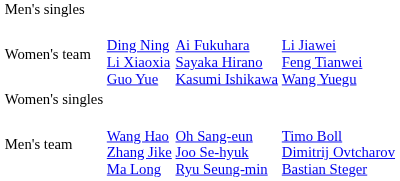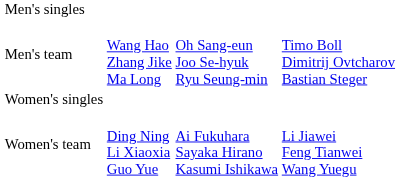rows swapped: (39, 144) <-> (48, 54)
